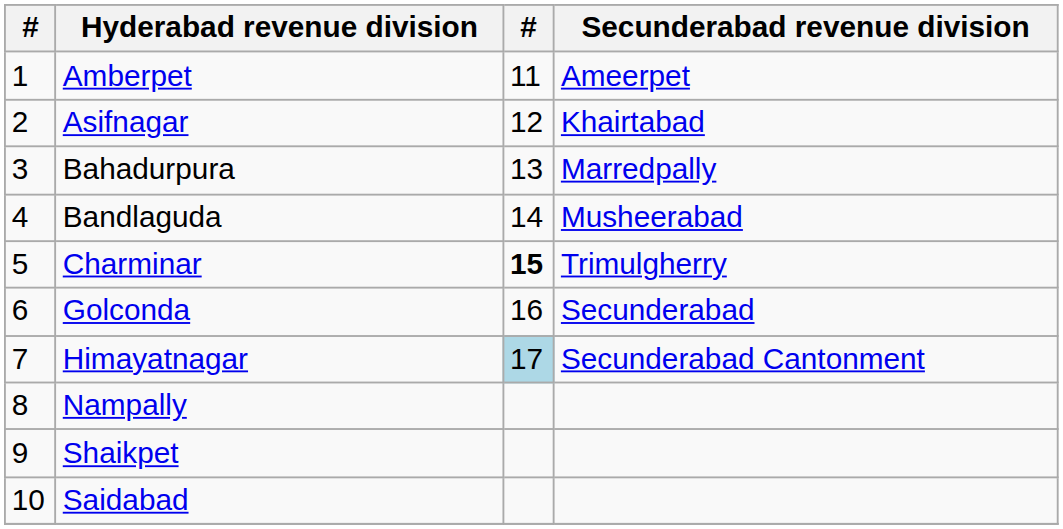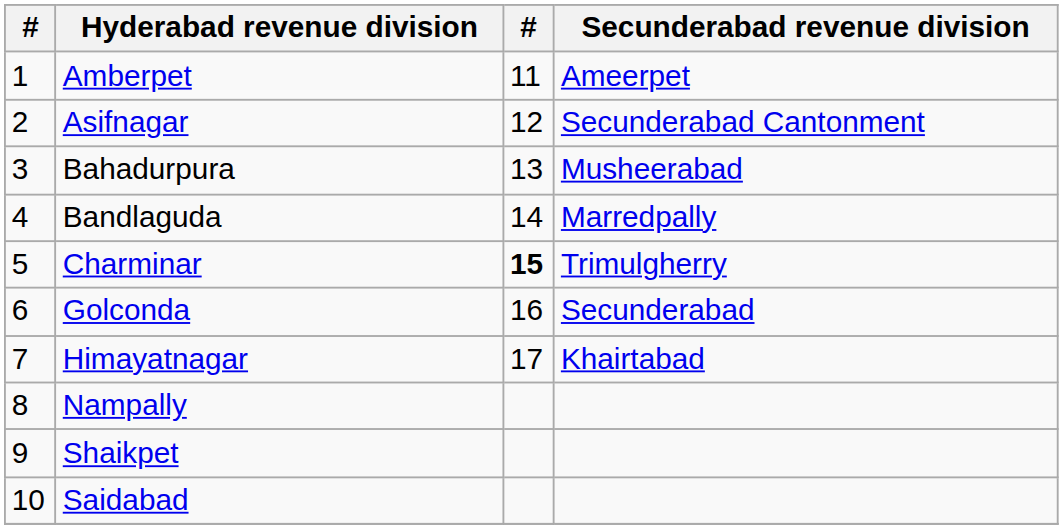(633, 122) Khairtabad -> (743, 122) Secunderabad Cantonment
(639, 169) Marredpally -> (652, 169) Musheerabad
(652, 216) Musheerabad -> (639, 216) Marredpally
(526, 358) lightblue background -> (526, 358) no background
(743, 358) Secunderabad Cantonment -> (633, 358) Khairtabad
